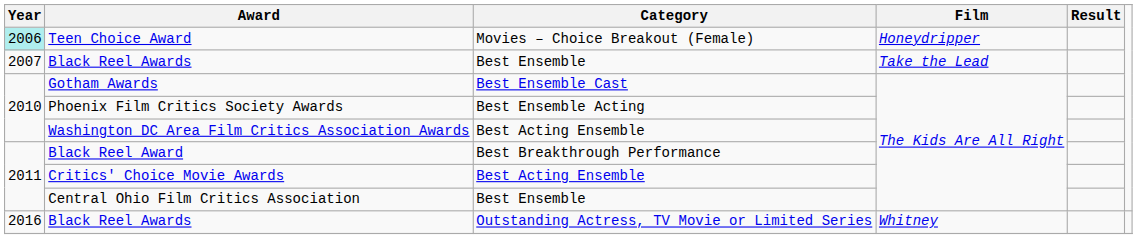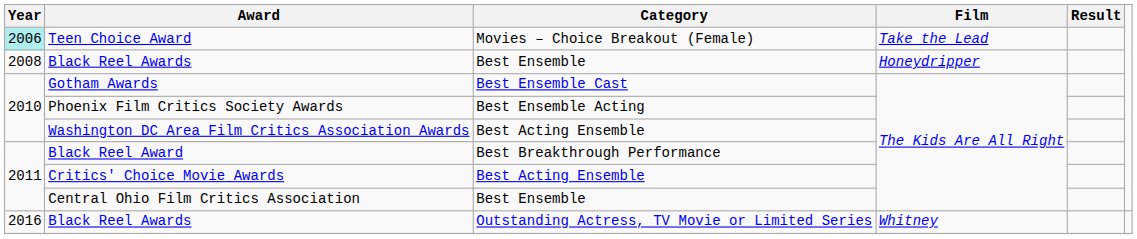(929, 39) Honeydripper -> (934, 39) Take the Lead
(25, 62) 2007 -> (25, 62) 2008
(934, 62) Take the Lead -> (929, 62) Honeydripper
